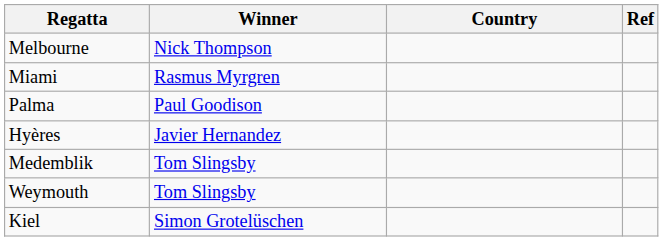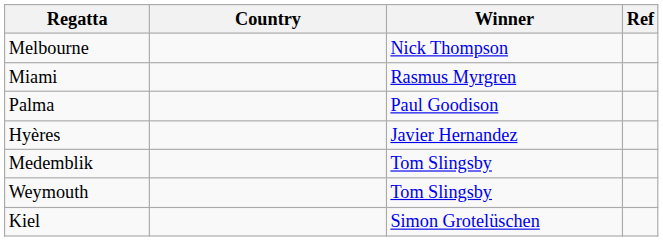columns swapped: (268, 18) <-> (504, 18)
